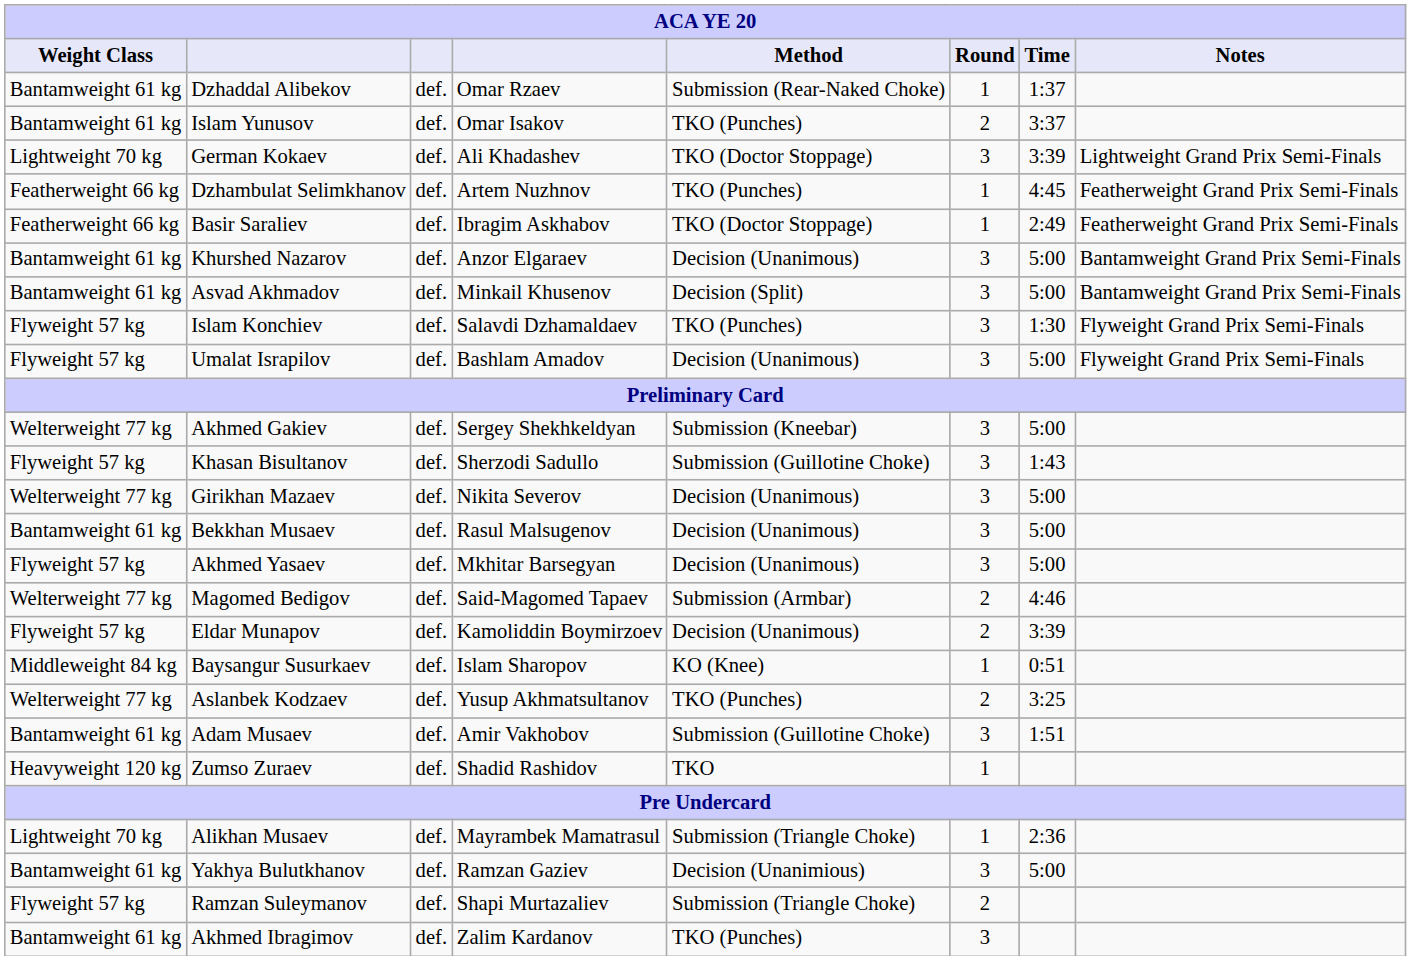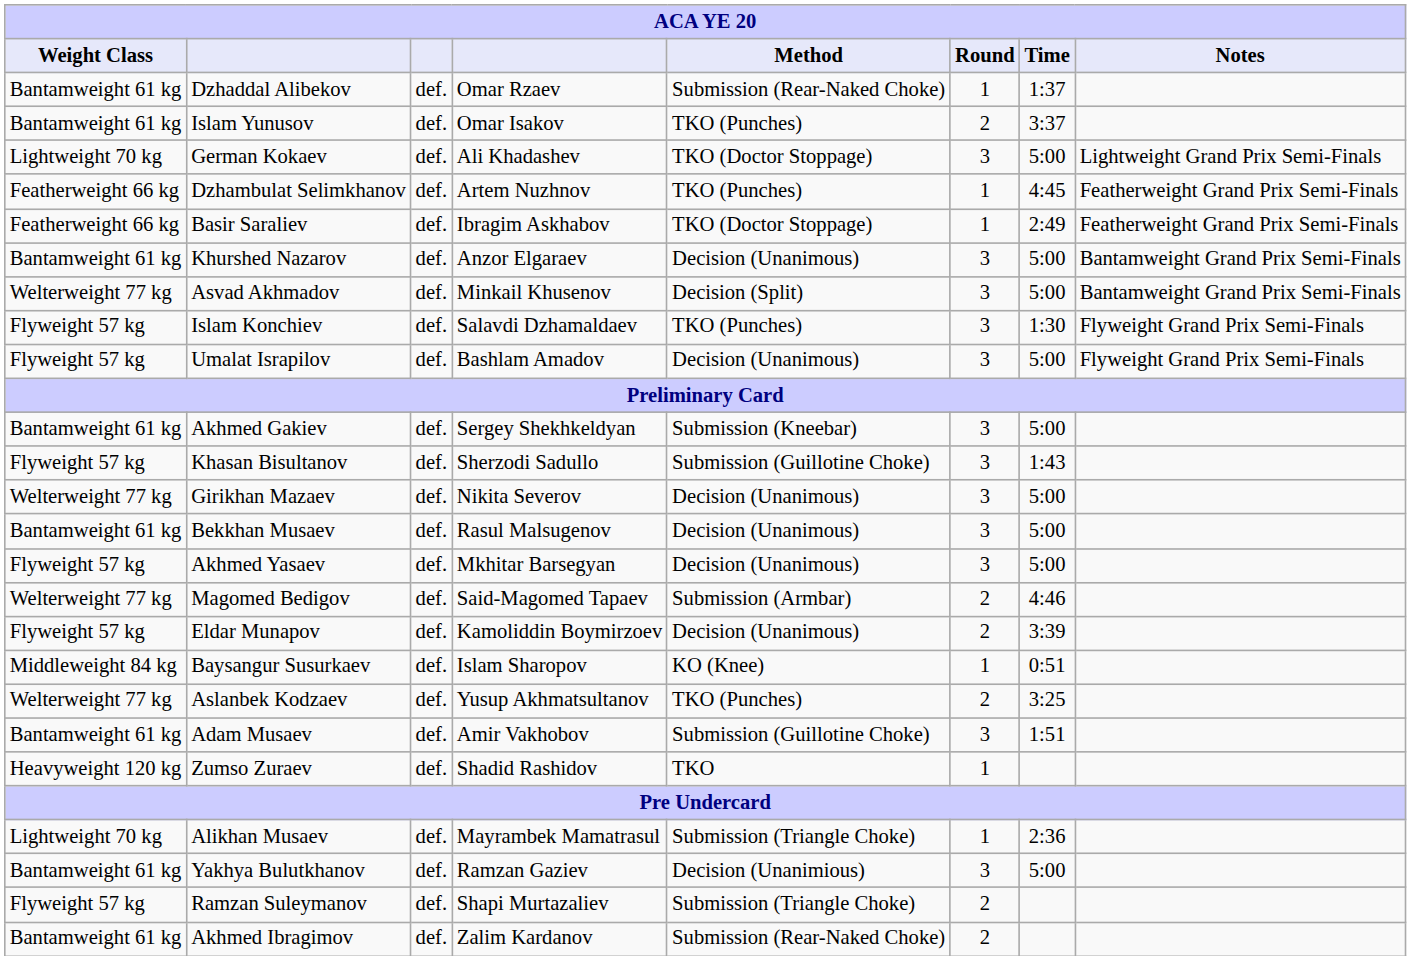(1047, 157) 3:39 -> (1047, 157) 5:00
(96, 292) Bantamweight 61 kg -> (91, 292) Welterweight 77 kg
(91, 428) Welterweight 77 kg -> (96, 428) Bantamweight 61 kg
(737, 938) TKO (Punches) -> (809, 938) Submission (Rear-Naked Choke)
(985, 938) 3 -> (985, 938) 2
